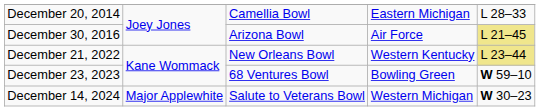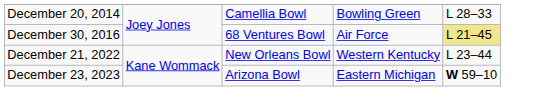(420, 14) Eastern Michigan -> (378, 14) Bowling Green
(266, 34) Arizona Bowl -> (275, 34) 68 Ventures Bowl
(503, 55) khaki background -> (469, 55) no background
(279, 75) 68 Ventures Bowl -> (263, 75) Arizona Bowl
(413, 75) Bowling Green -> (386, 75) Eastern Michigan
- row: (64, 95)
